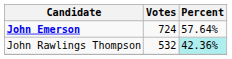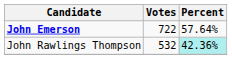(167, 29) 724 -> (167, 29) 722
